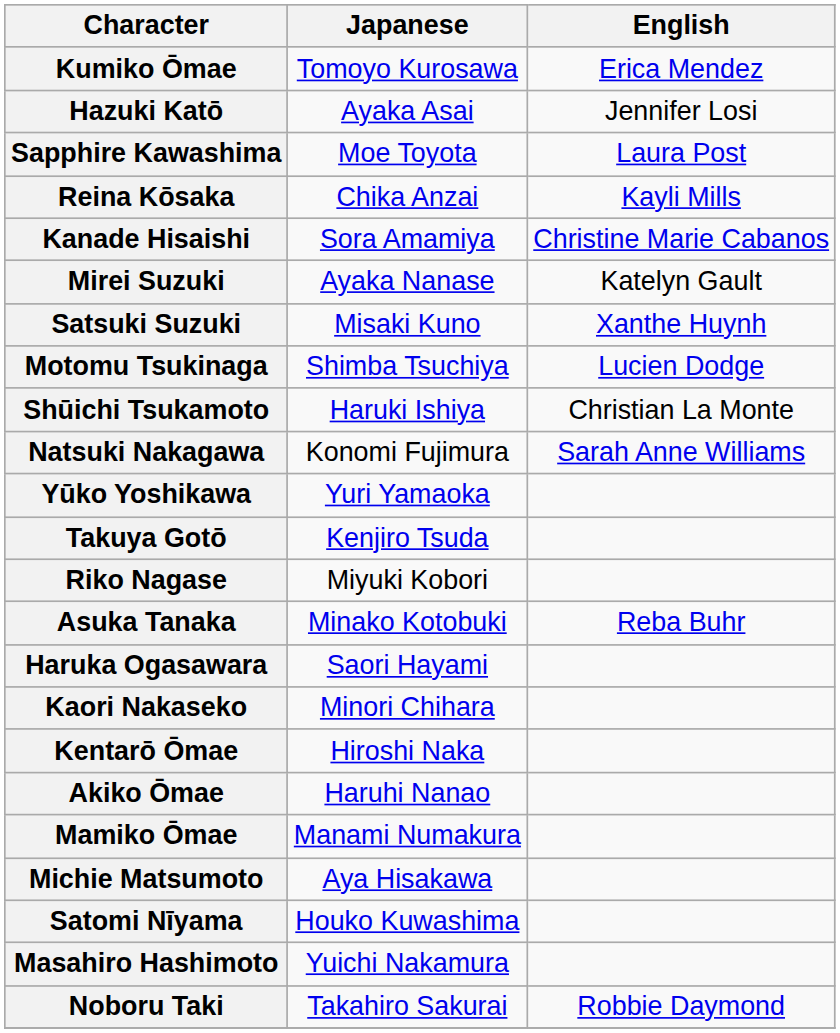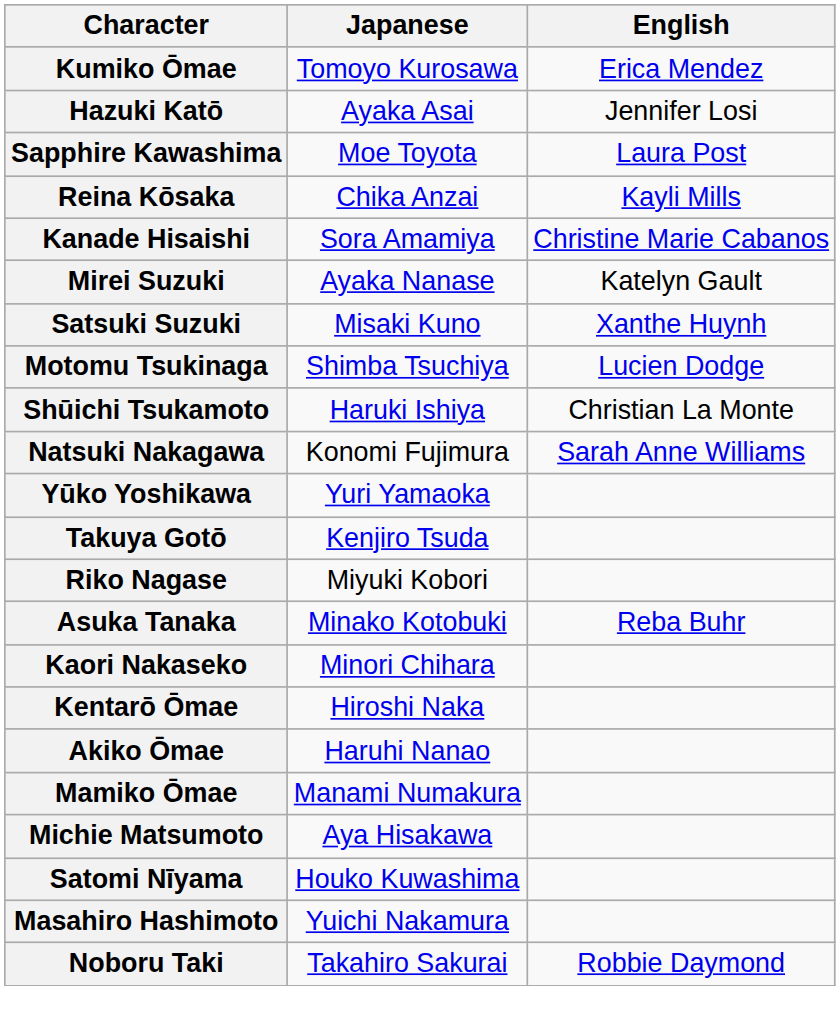- row: (146, 665)
